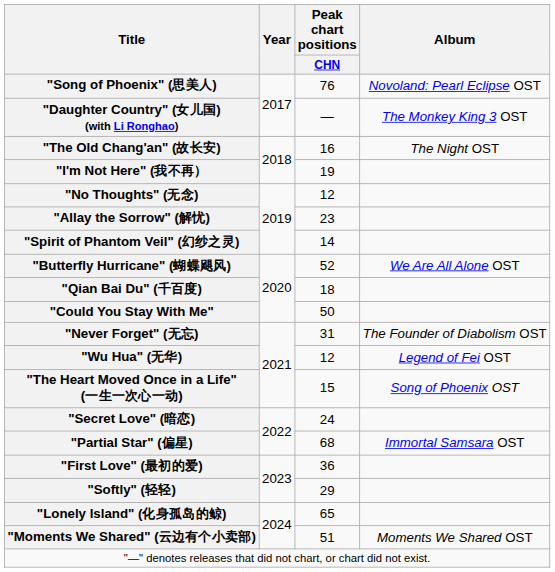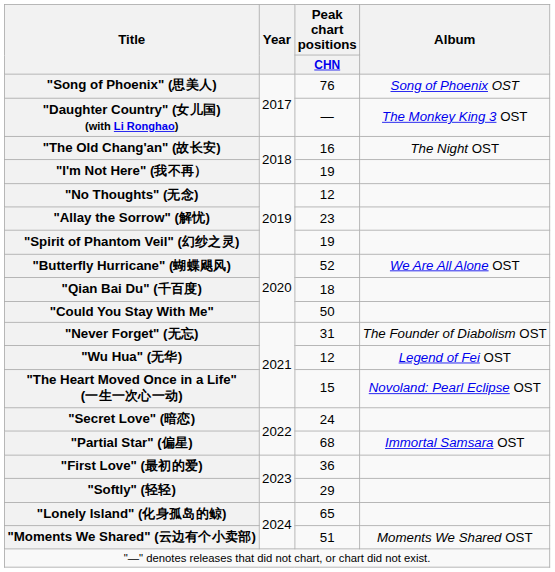(455, 86) Novoland: Pearl Eclipse OST -> (455, 86) Song of Phoenix OST
(327, 242) 14 -> (327, 242) 19
(455, 388) Song of Phoenix OST -> (455, 388) Novoland: Pearl Eclipse OST
